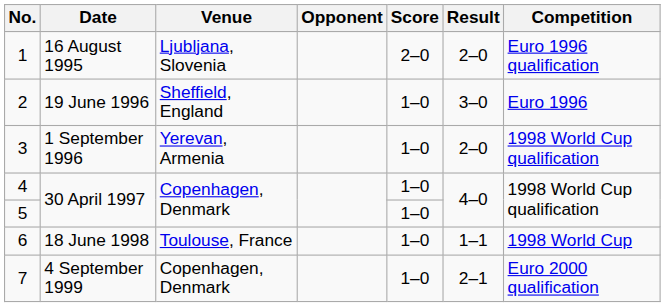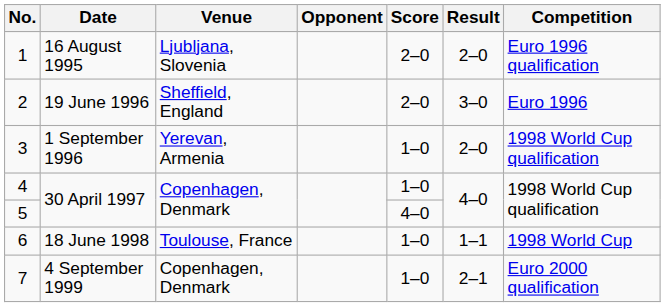(415, 102) 1–0 -> (415, 102) 2–0
(415, 213) 1–0 -> (415, 213) 4–0
